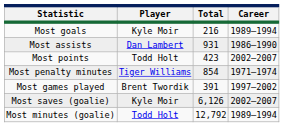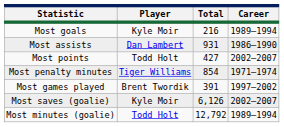(211, 59) 423 -> (211, 59) 427
